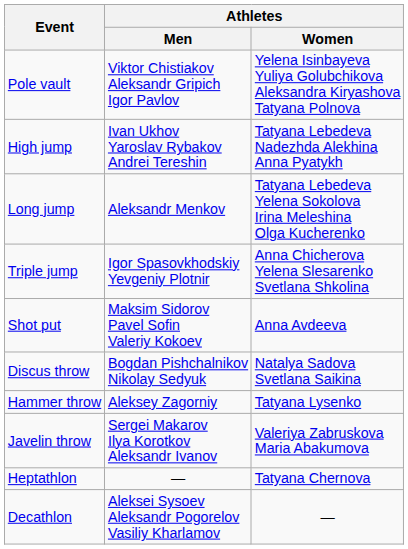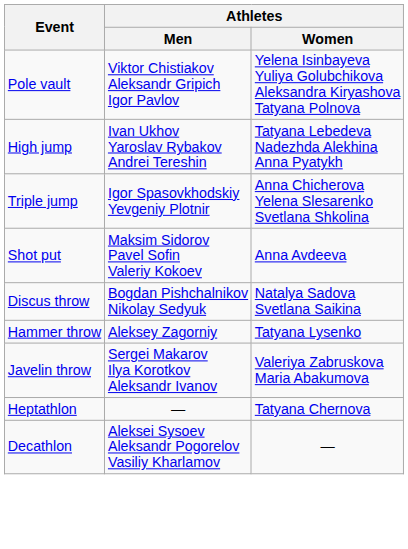- row: (41, 209)
